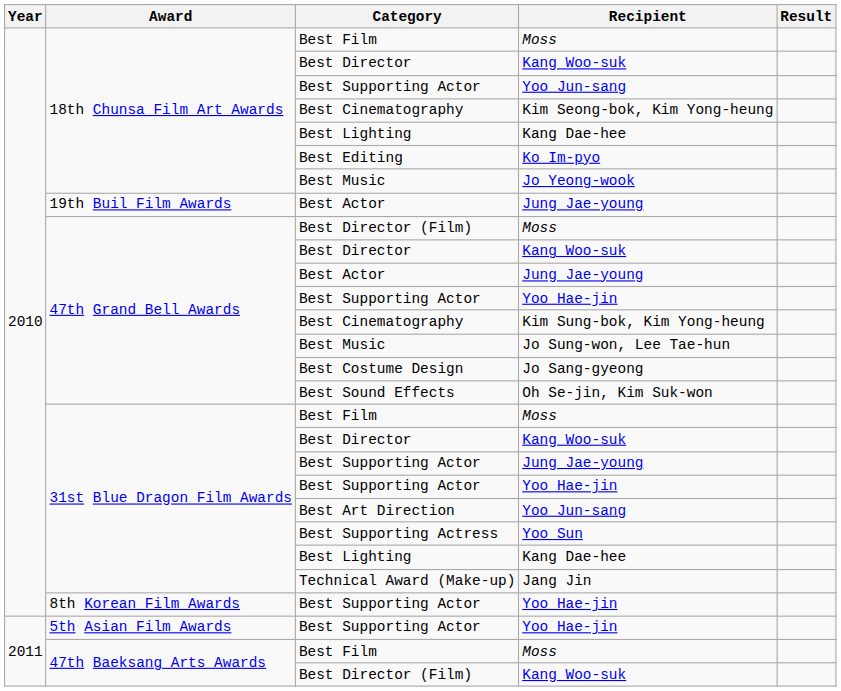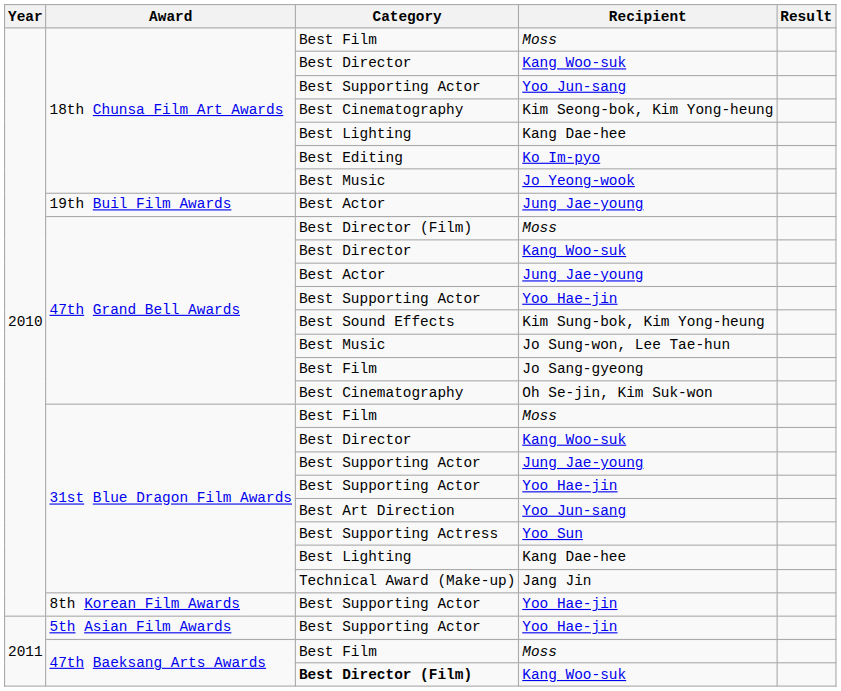(381, 322) Best Cinematography -> (377, 322) Best Sound Effects
(381, 369) Best Costume Design -> (338, 369) Best Film
(377, 393) Best Sound Effects -> (381, 393) Best Cinematography
(385, 675) normal -> (385, 675) bold
